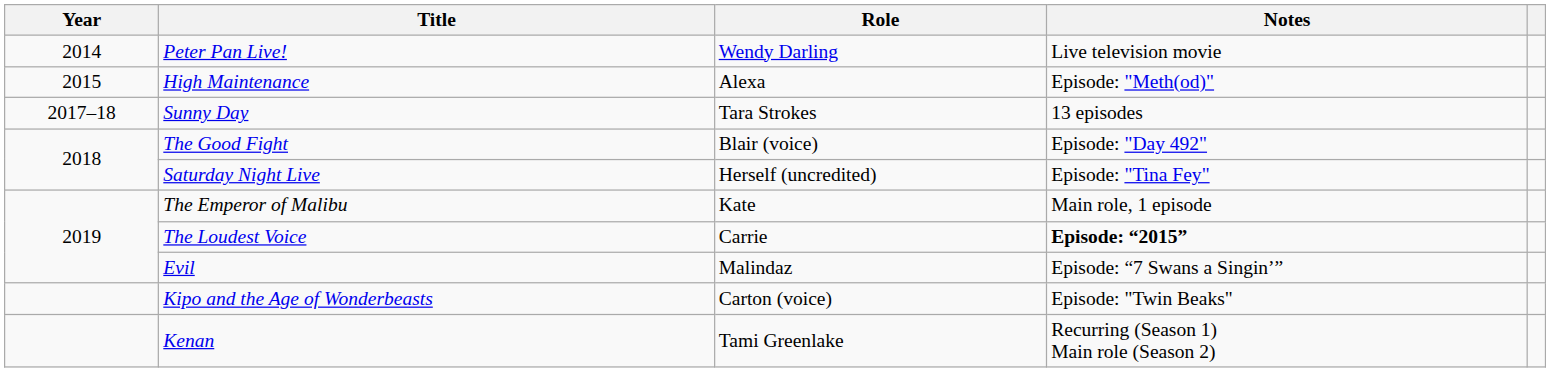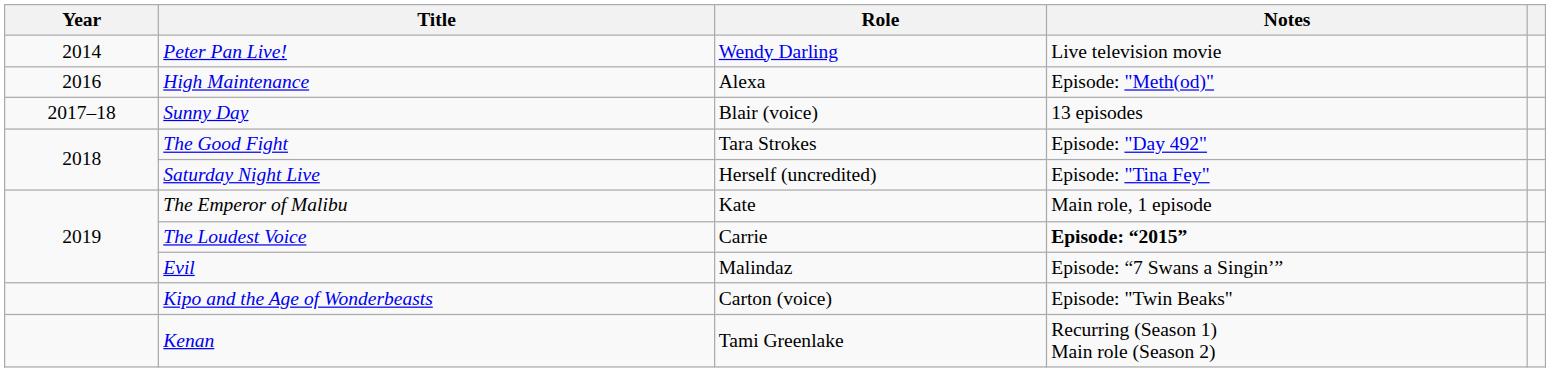(82, 81) 2015 -> (82, 81) 2016
(768, 112) Tara Strokes -> (768, 112) Blair (voice)
(768, 143) Blair (voice) -> (768, 143) Tara Strokes
